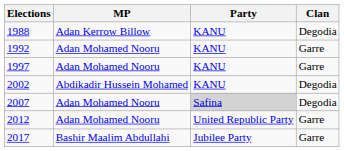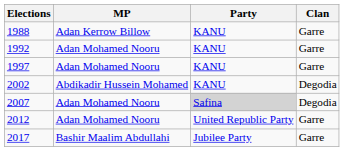(318, 31) Degodia -> (311, 31) Garre
